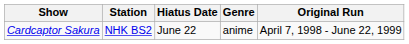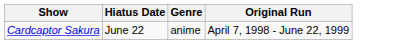- column: (128, 13)
